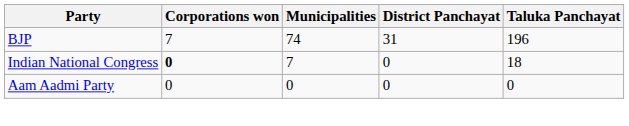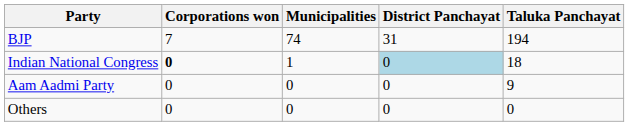(518, 39) 196 -> (518, 39) 194
(290, 62) 7 -> (290, 62) 1
(386, 62) no background -> (386, 62) lightblue background
(511, 86) 0 -> (511, 86) 9
+ row: (27, 109)
